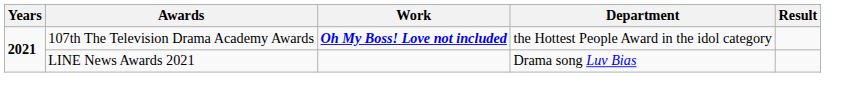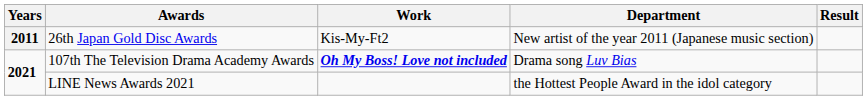+ row: (133, 38)
(643, 38) the Hottest People Award in the idol category -> (575, 60) Drama song Luv Bias
(575, 60) Drama song Luv Bias -> (643, 83) the Hottest People Award in the idol category
